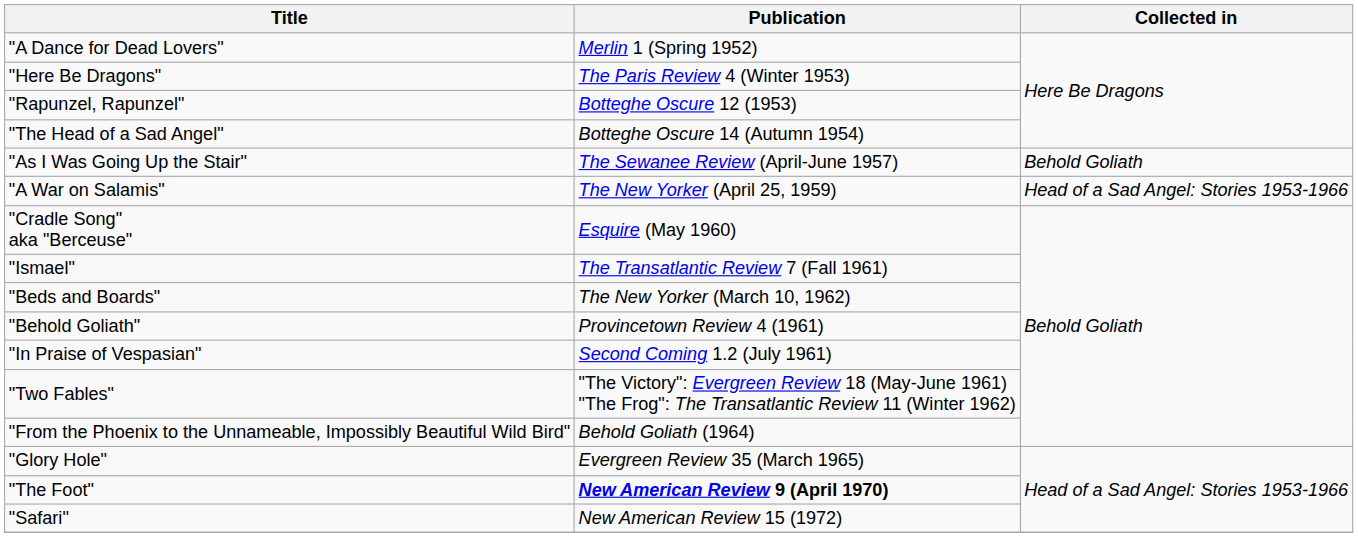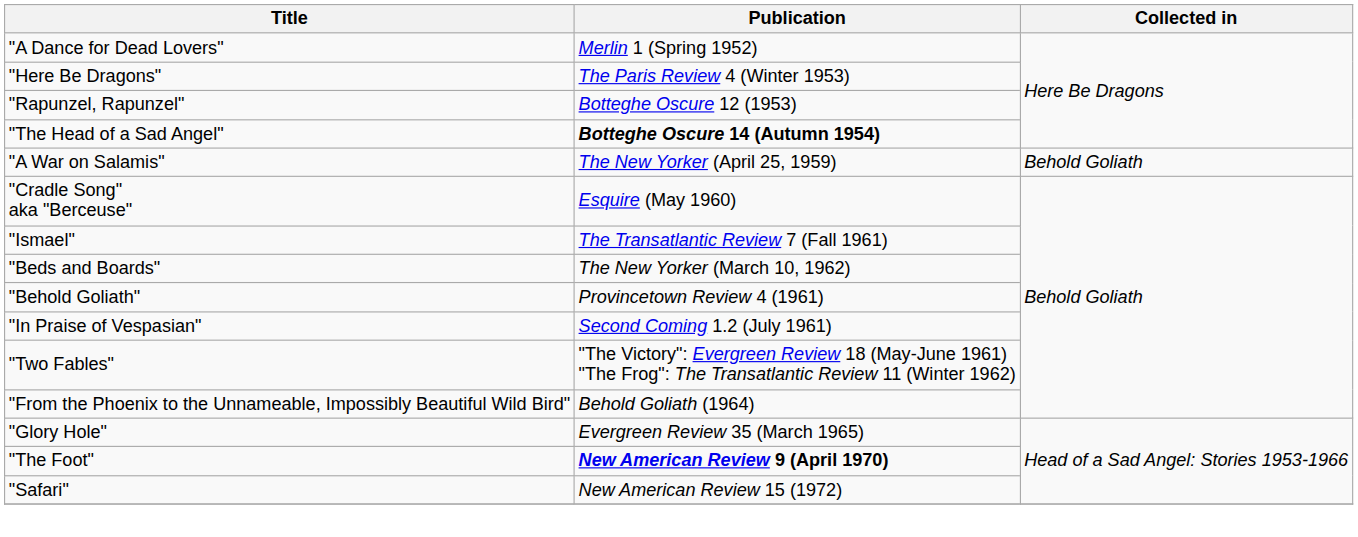(721, 133) normal -> (729, 133) bold
- row: (128, 162)
(1186, 190) Head of a Sad Angel: Stories 1953-1966 -> (1083, 162) Behold Goliath
